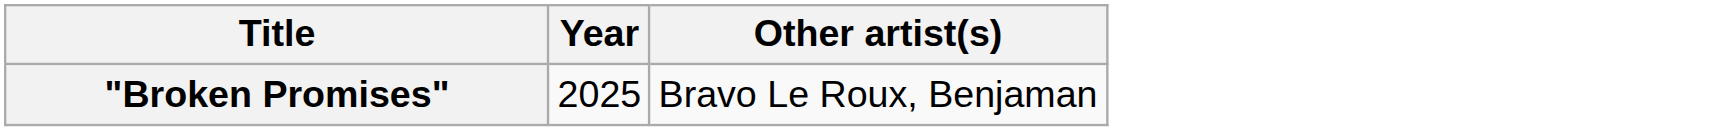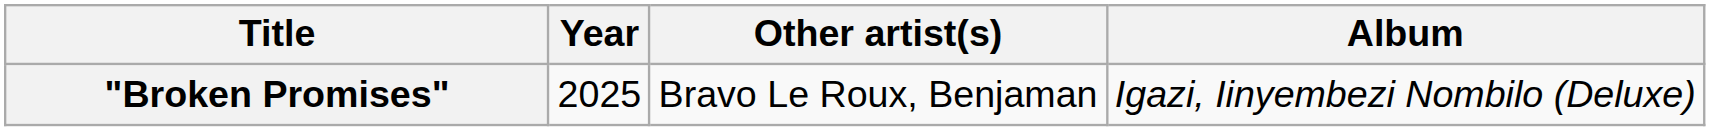+ column: (1405, 34)
